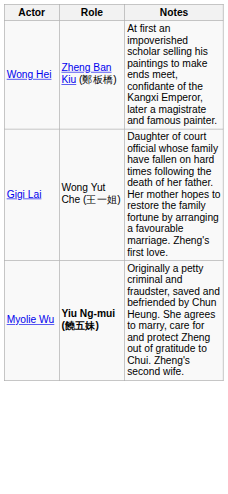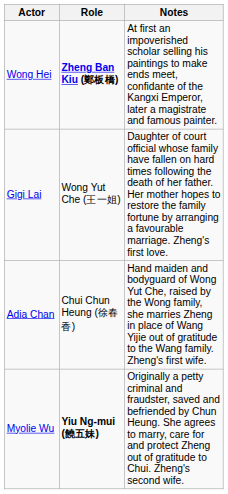(89, 74) normal -> (90, 74) bold
+ row: (31, 314)
